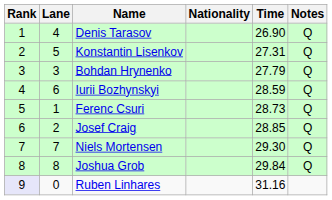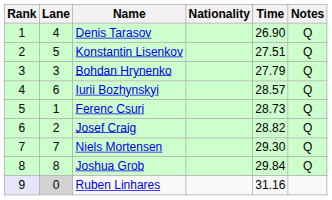(270, 52) 27.31 -> (270, 52) 27.51
(270, 90) 28.59 -> (270, 90) 28.57
(270, 128) 28.85 -> (270, 128) 28.82
(56, 185) no background -> (56, 185) lightgrey background
